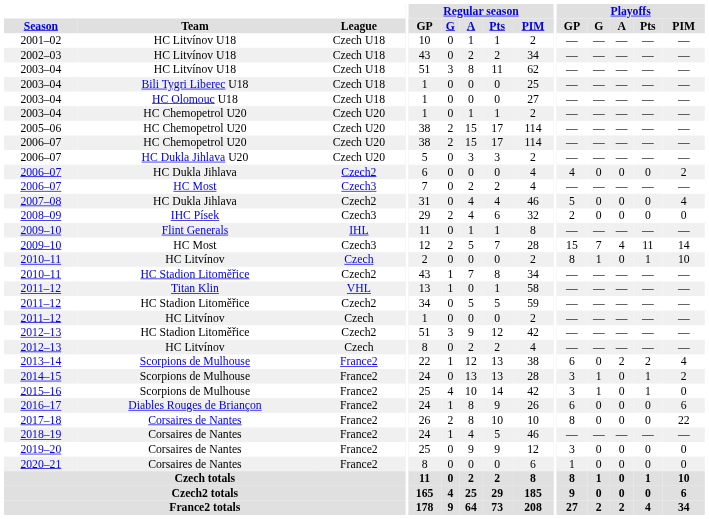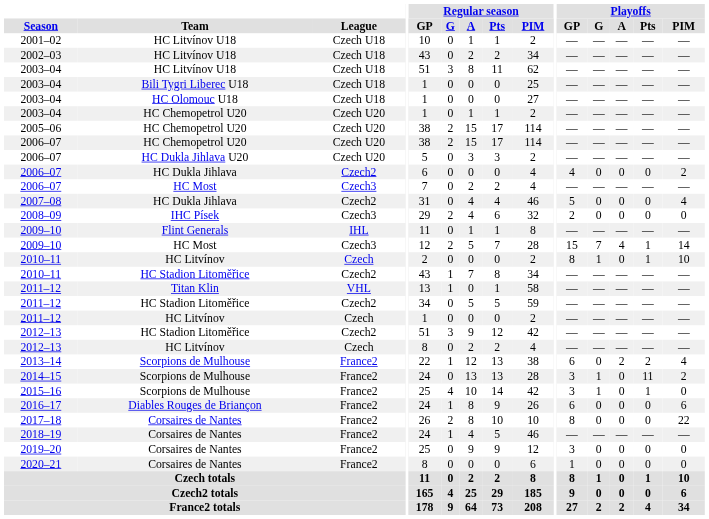(648, 245) 11 -> (648, 245) 1
(648, 376) 1 -> (648, 376) 11
